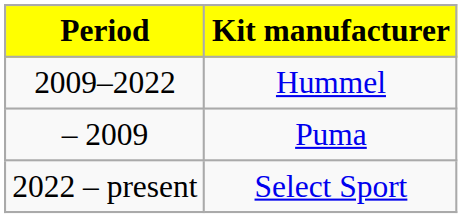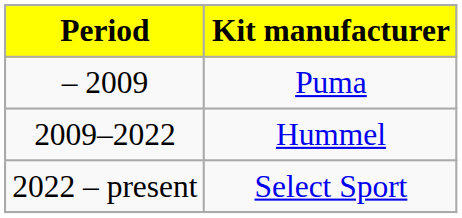rows swapped: (331, 134) <-> (331, 82)
